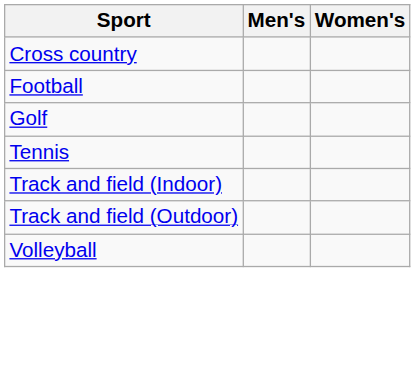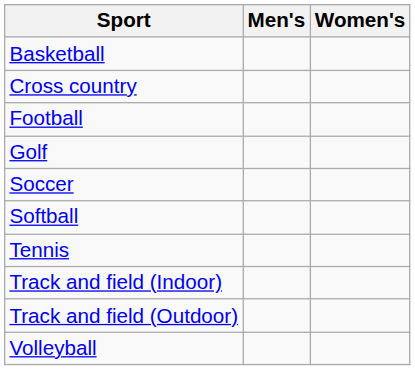+ row: (57, 53)
+ row: (42, 184)
+ row: (44, 217)
